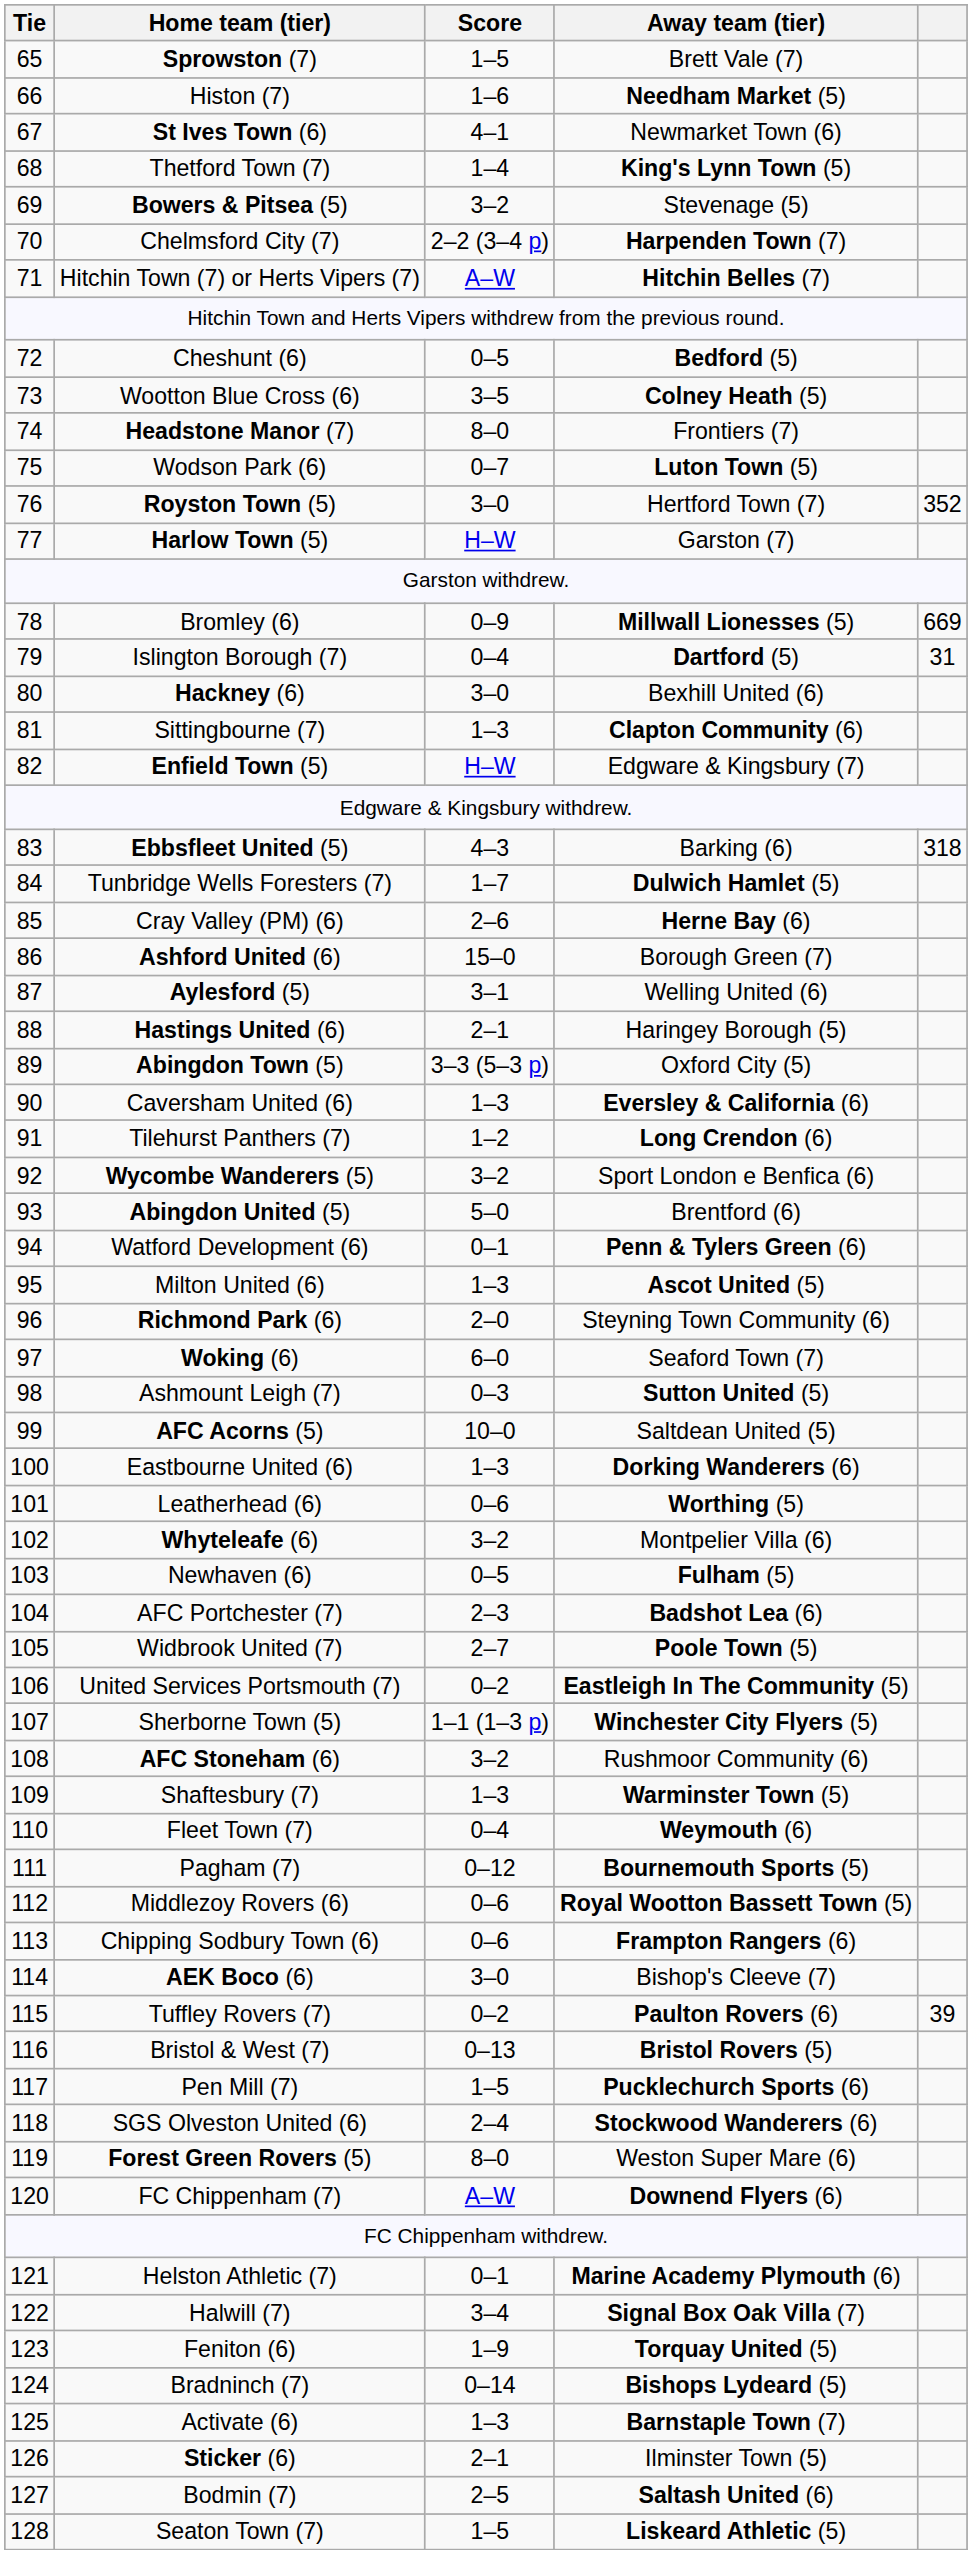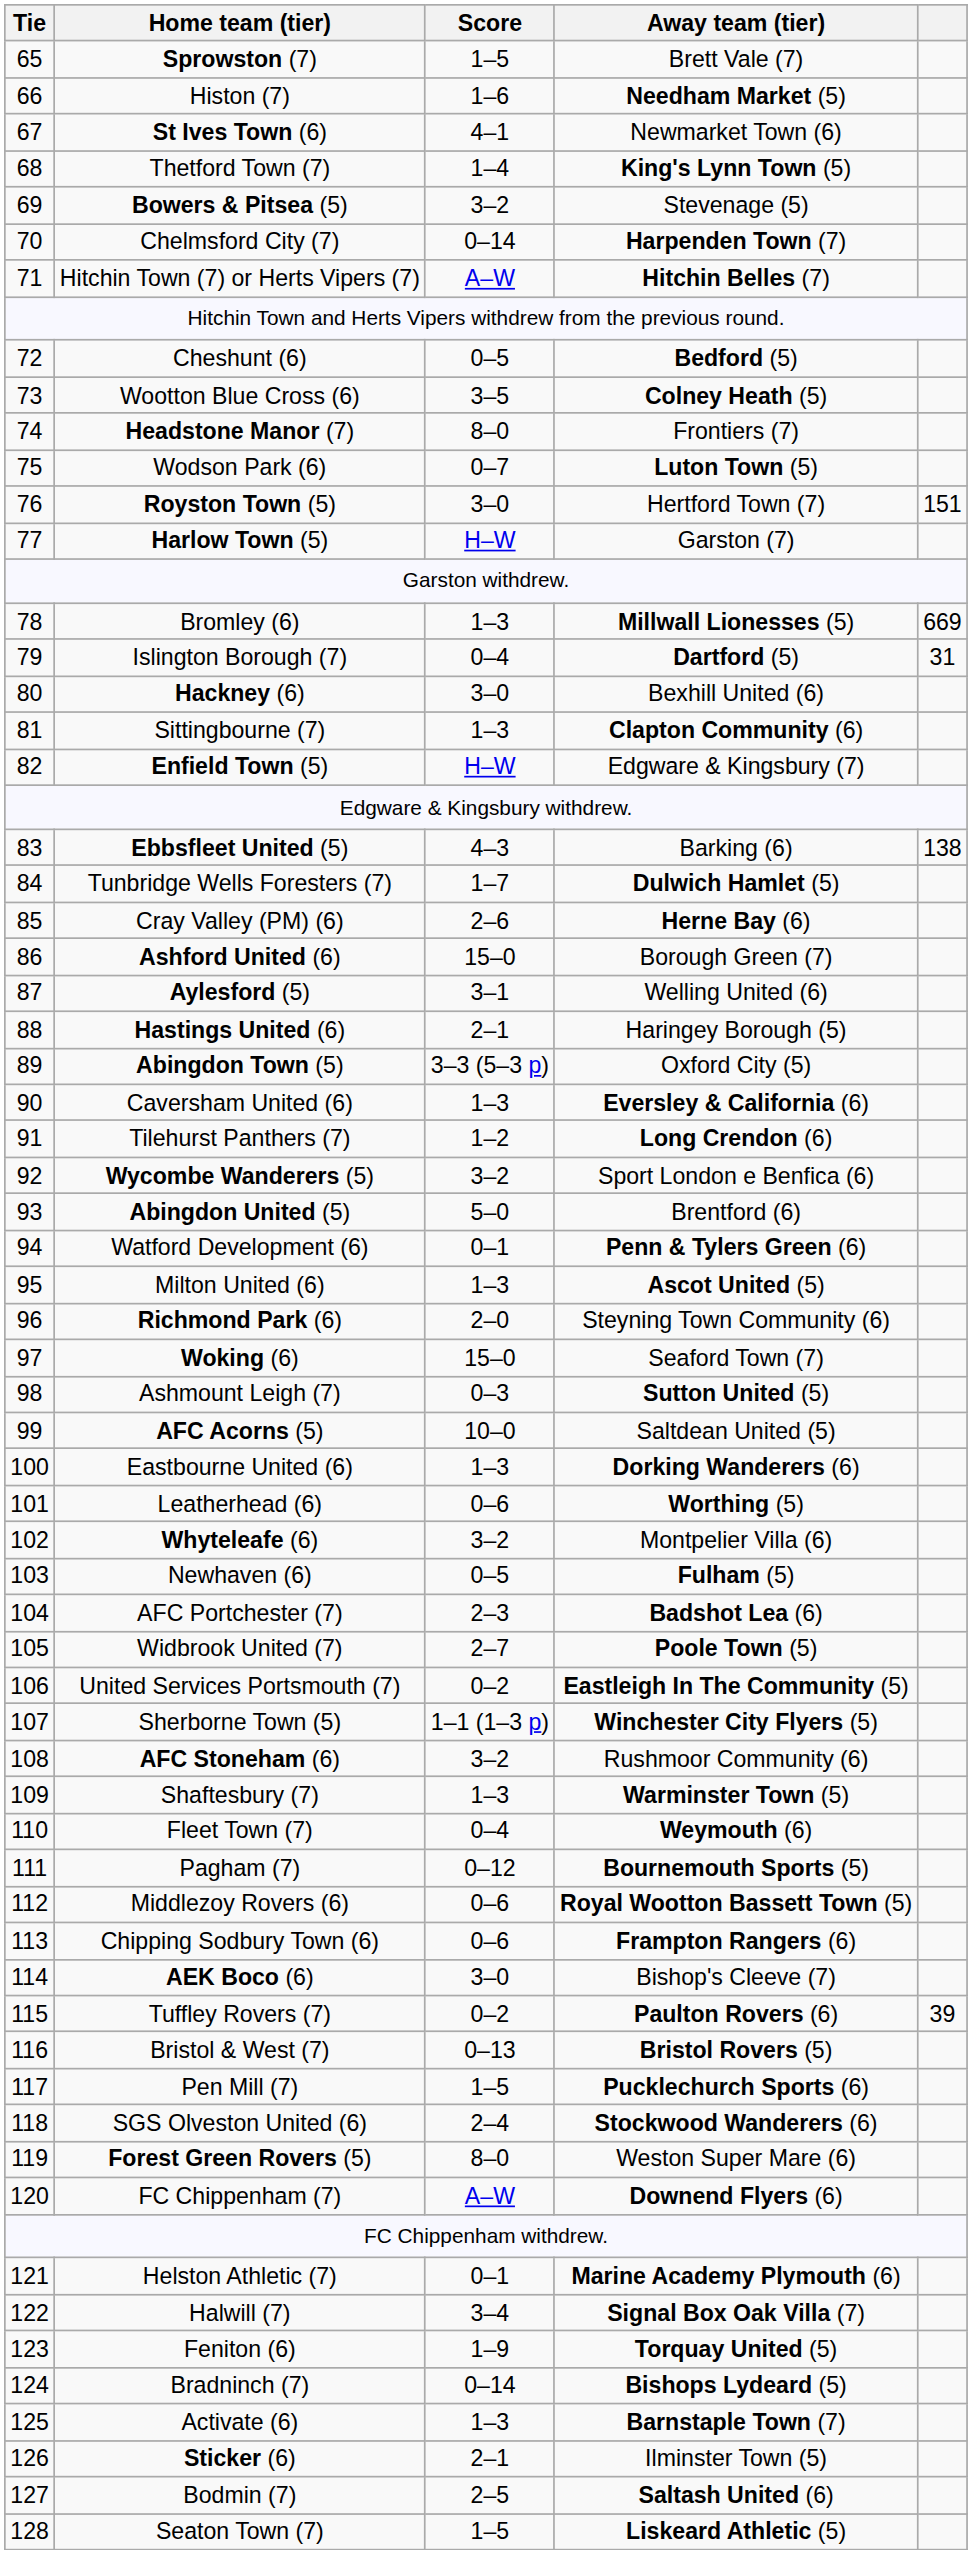(490, 241) 2–2 (3–4 p) -> (490, 241) 0–14
(942, 504) 352 -> (942, 504) 151
(490, 621) 0–9 -> (490, 621) 1–3
(942, 847) 318 -> (942, 847) 138
(490, 1357) 6–0 -> (490, 1357) 15–0
